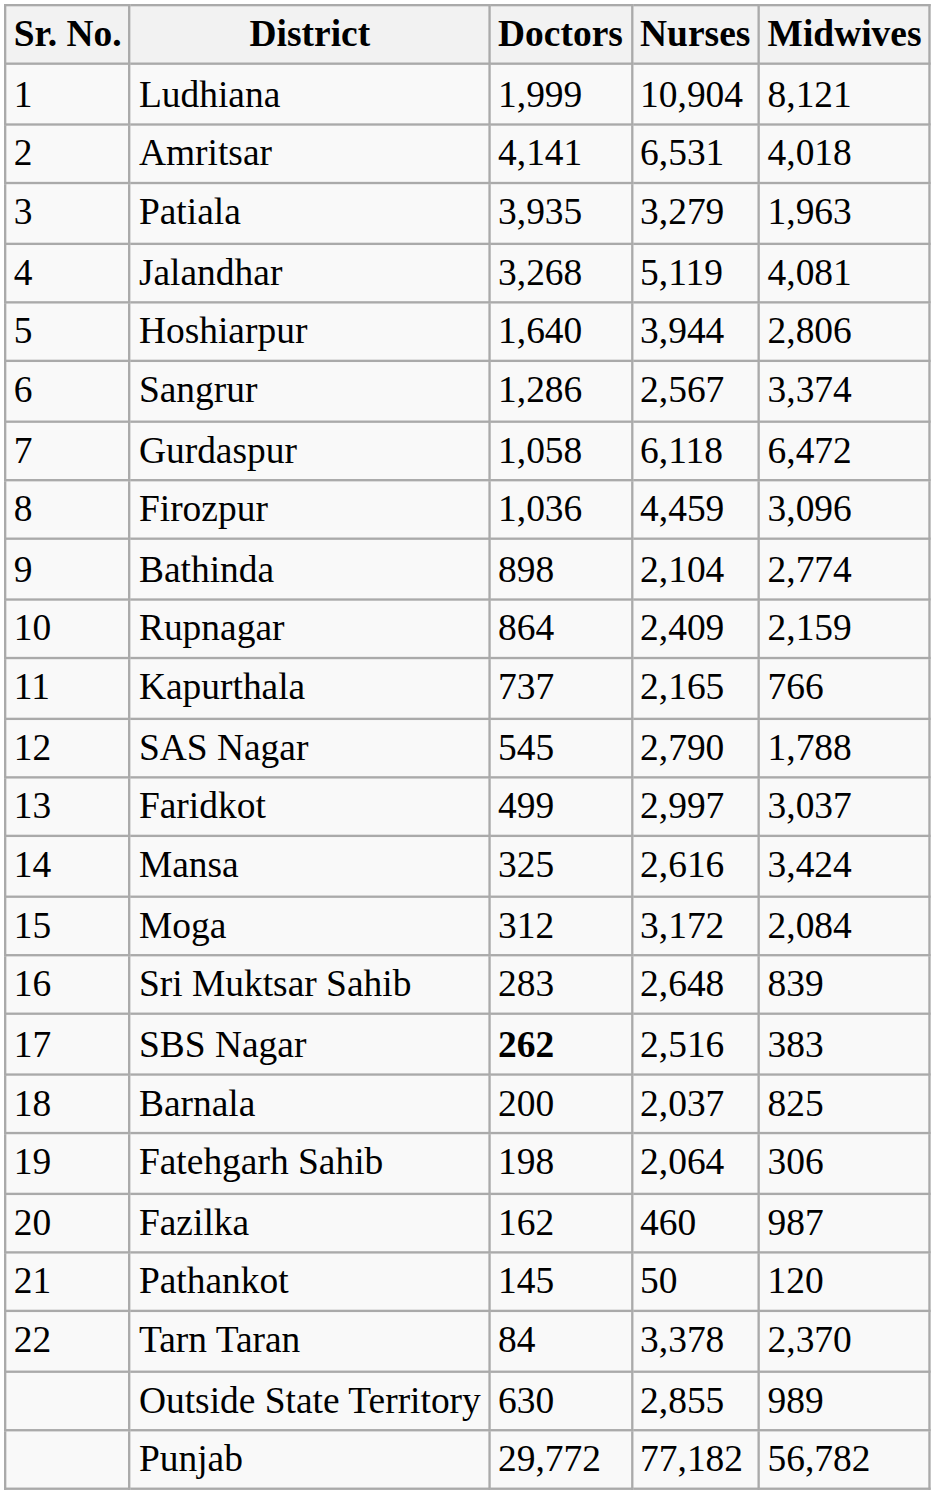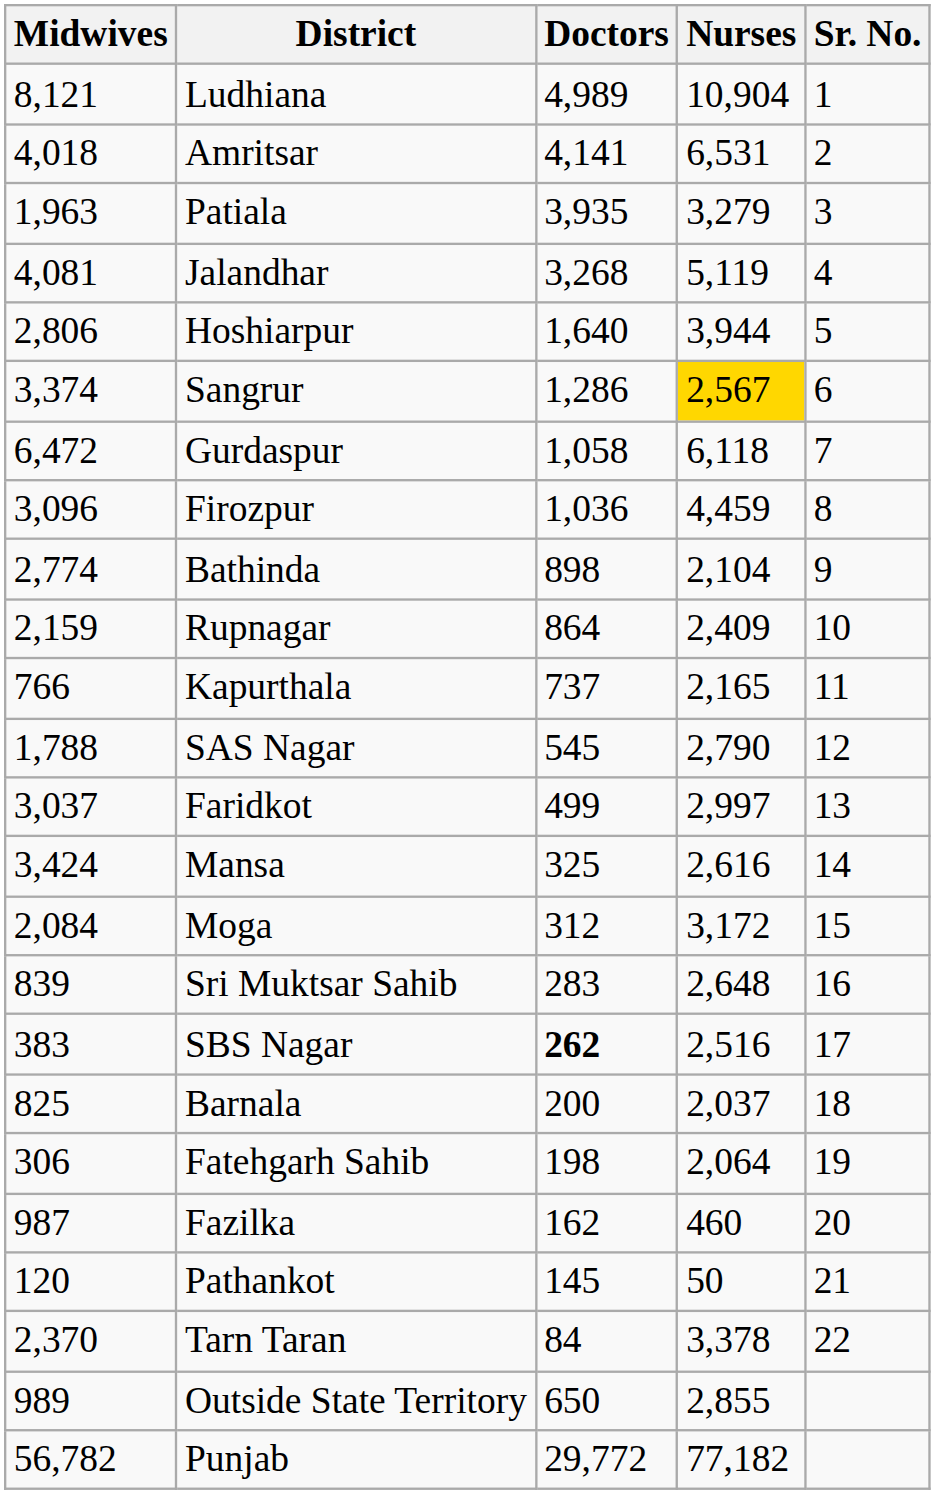columns swapped: (68, 34) <-> (845, 34)
(540, 93) 1,999 -> (586, 93) 4,989
(682, 390) no background -> (728, 390) gold background
(526, 1399) 630 -> (572, 1399) 650
